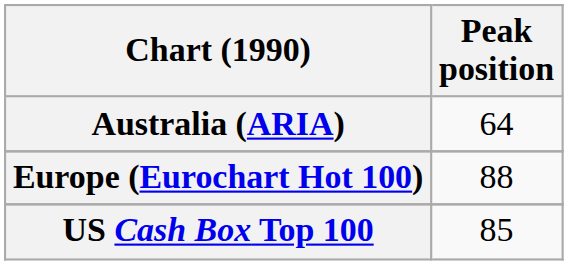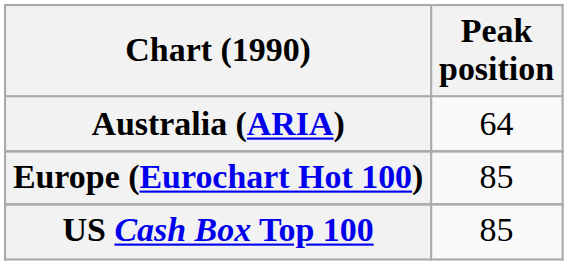(497, 177) 88 -> (497, 177) 85
